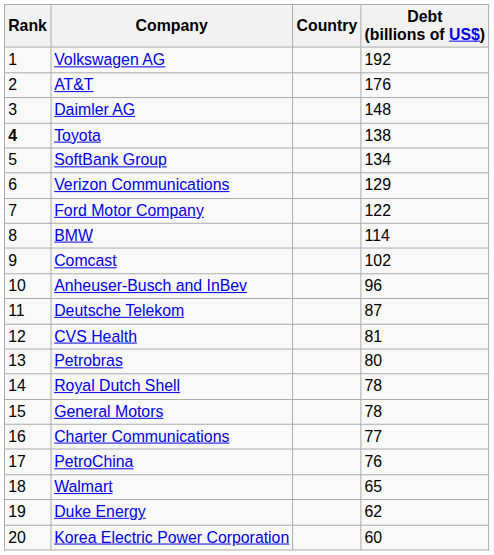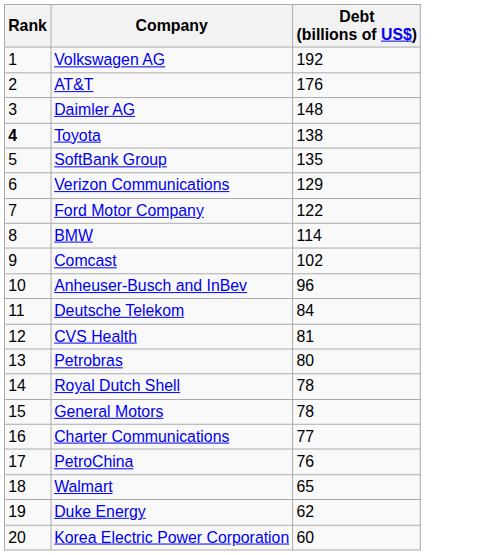- column: (327, 25)
(378, 160) 134 -> (310, 160) 135
(373, 311) 87 -> (305, 311) 84
